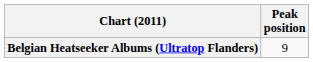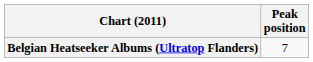(285, 47) 9 -> (285, 47) 7
